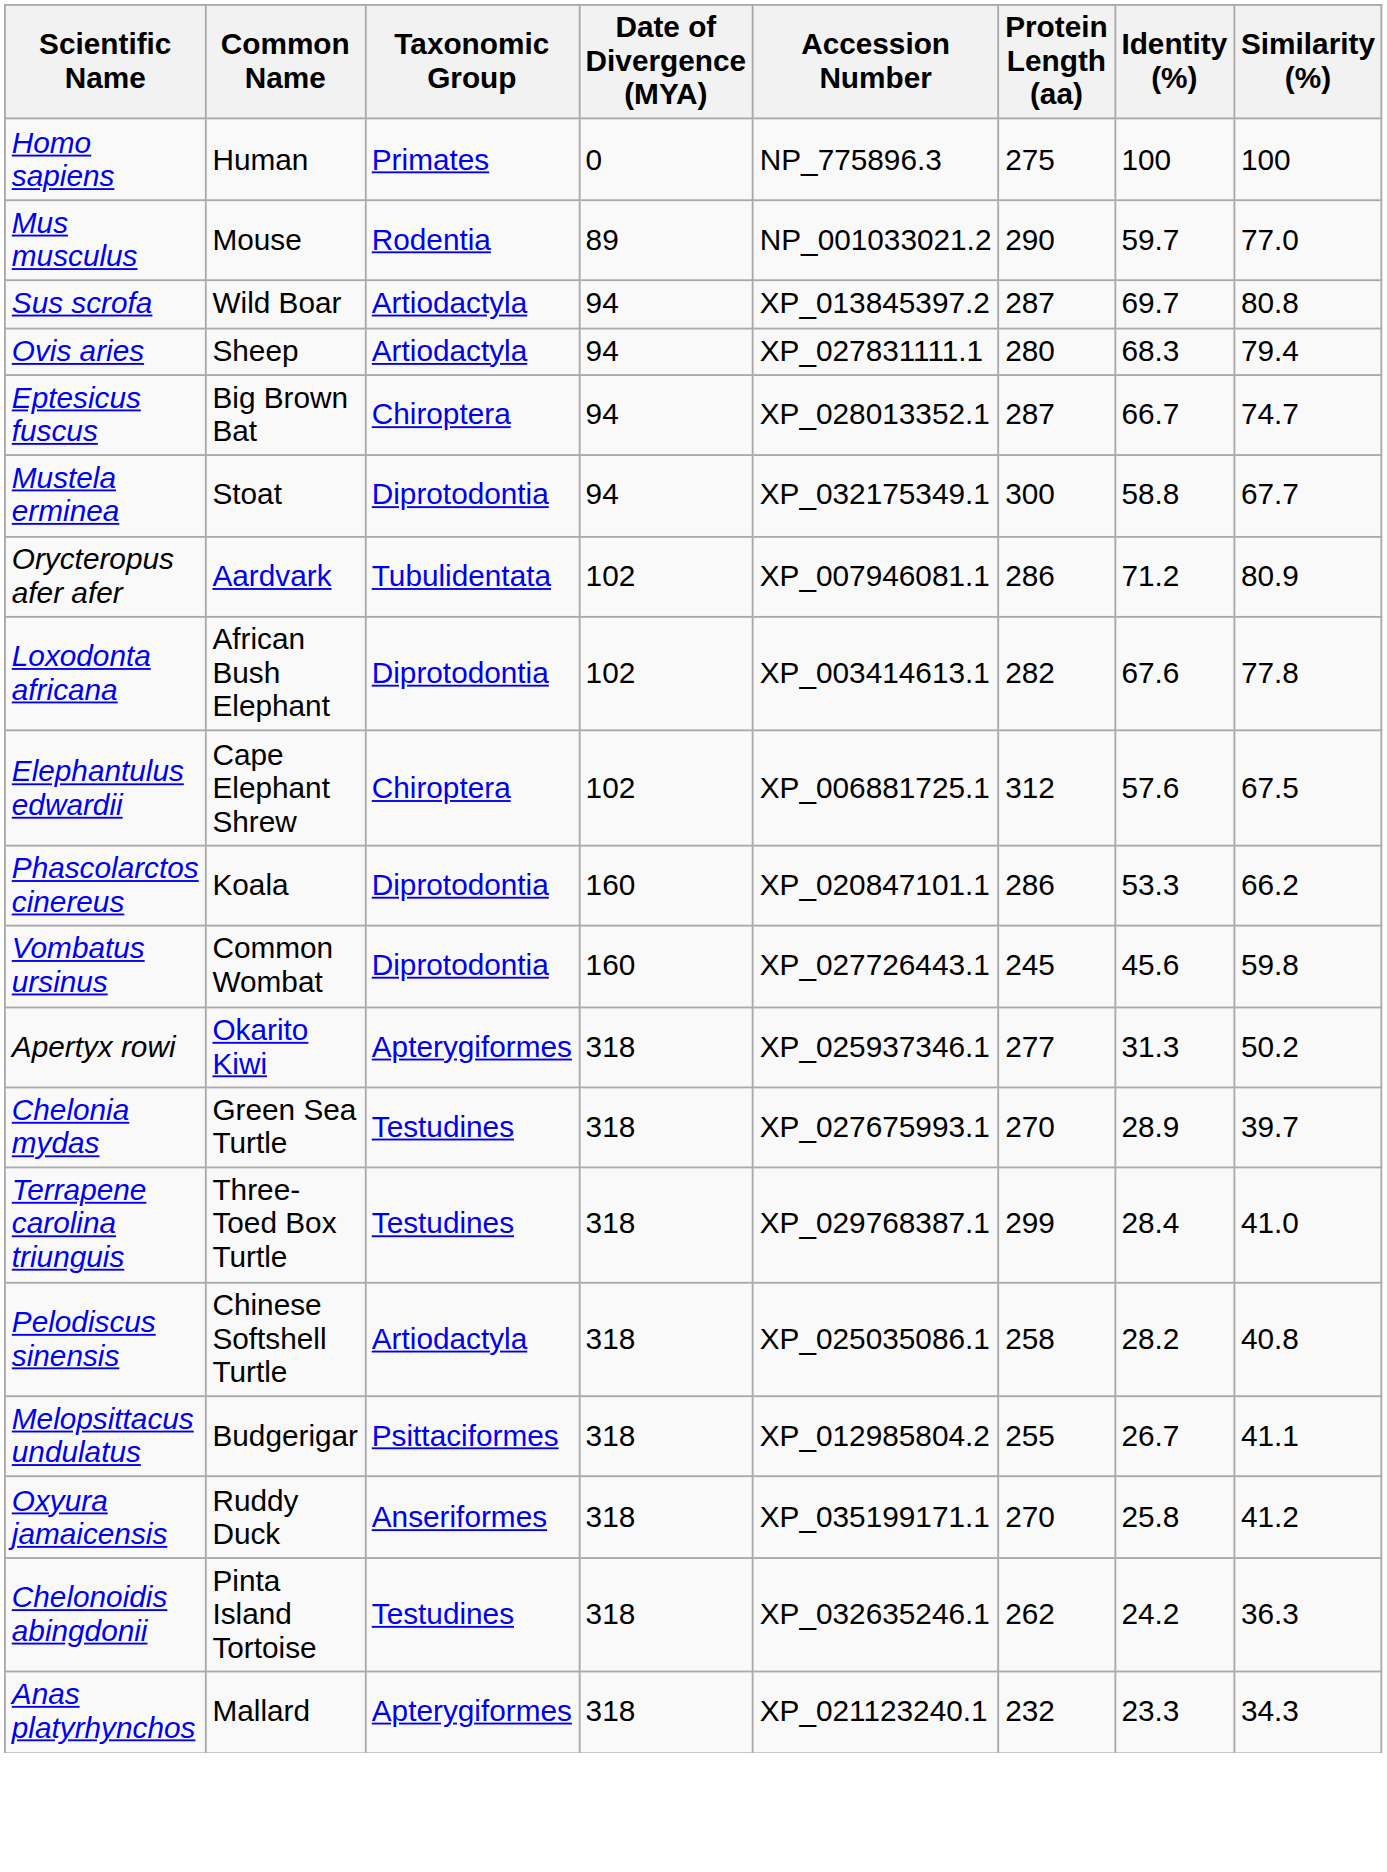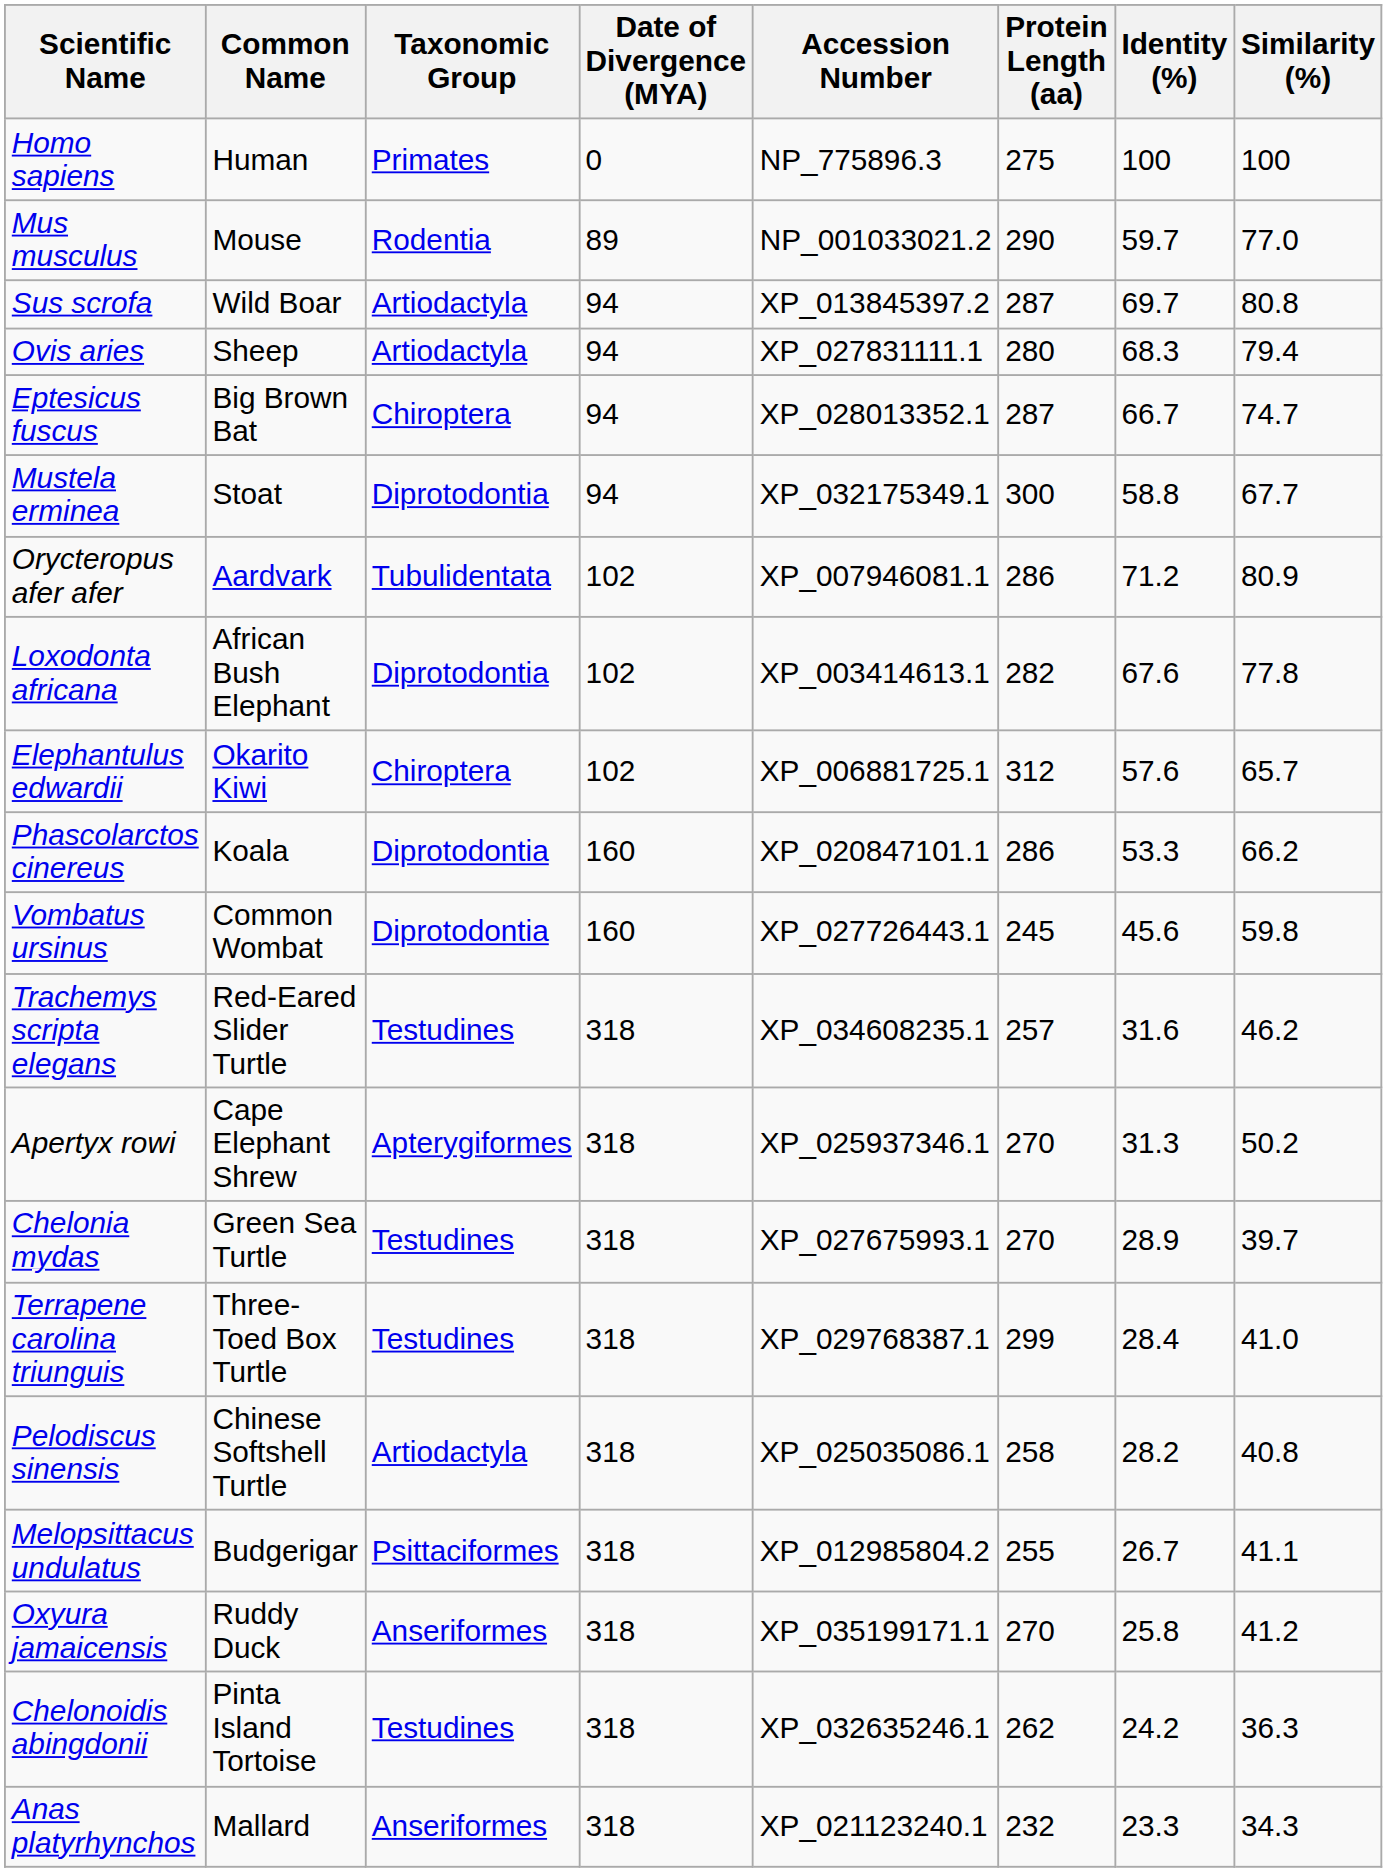(271, 787) Cape Elephant Shrew -> (260, 770) Okarito Kiwi
(1270, 787) 67.5 -> (1270, 770) 65.7
+ row: (84, 1029)
(260, 1046) Okarito Kiwi -> (271, 1143) Cape Elephant Shrew
(1030, 1046) 277 -> (1030, 1143) 270
(472, 1711) Apterygiformes -> (459, 1825) Anseriformes
